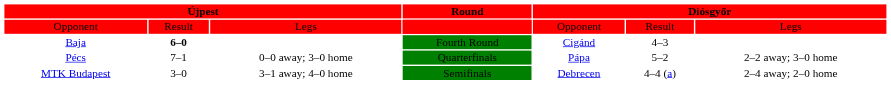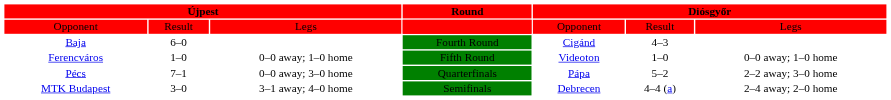(179, 42) bold -> (179, 42) normal
+ row: (76, 57)
